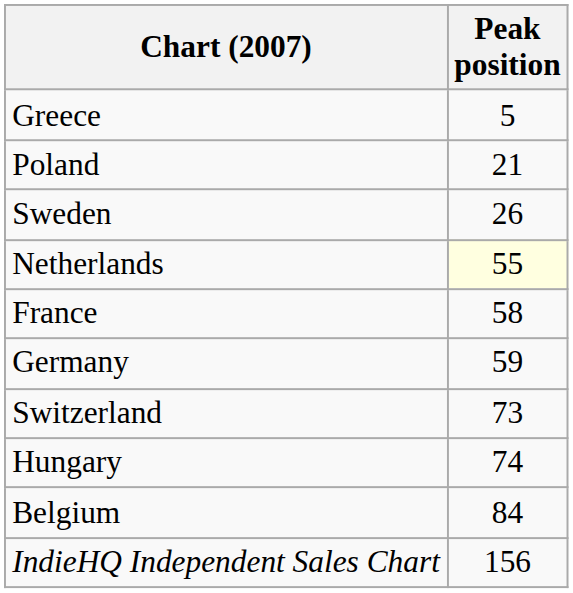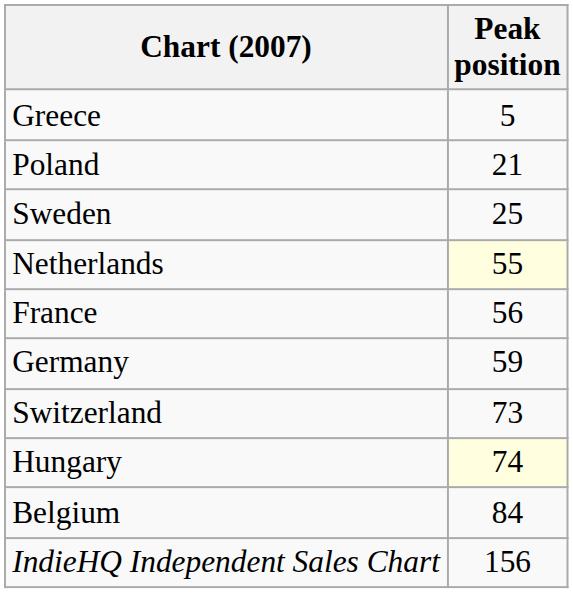(507, 213) 26 -> (507, 213) 25
(507, 313) 58 -> (507, 313) 56
(507, 462) no background -> (507, 462) lightyellow background
